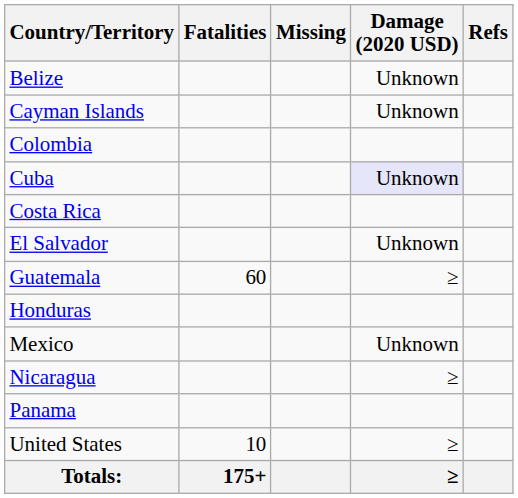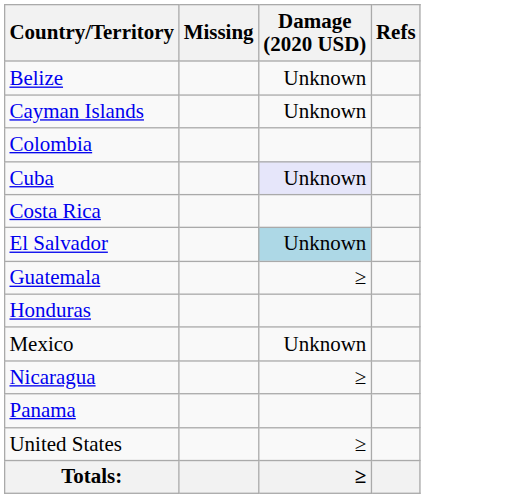- column: (225, 32)
(417, 244) no background -> (325, 244) lightblue background
